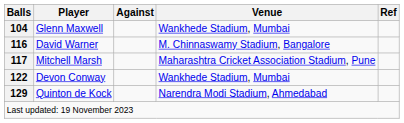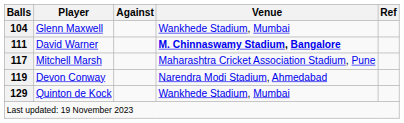(19, 45) 116 -> (19, 45) 111
(244, 45) normal -> (250, 45) bold
(19, 77) 122 -> (19, 77) 119
(224, 77) Wankhede Stadium, Mumbai -> (243, 77) Narendra Modi Stadium, Ahmedabad
(243, 93) Narendra Modi Stadium, Ahmedabad -> (224, 93) Wankhede Stadium, Mumbai
